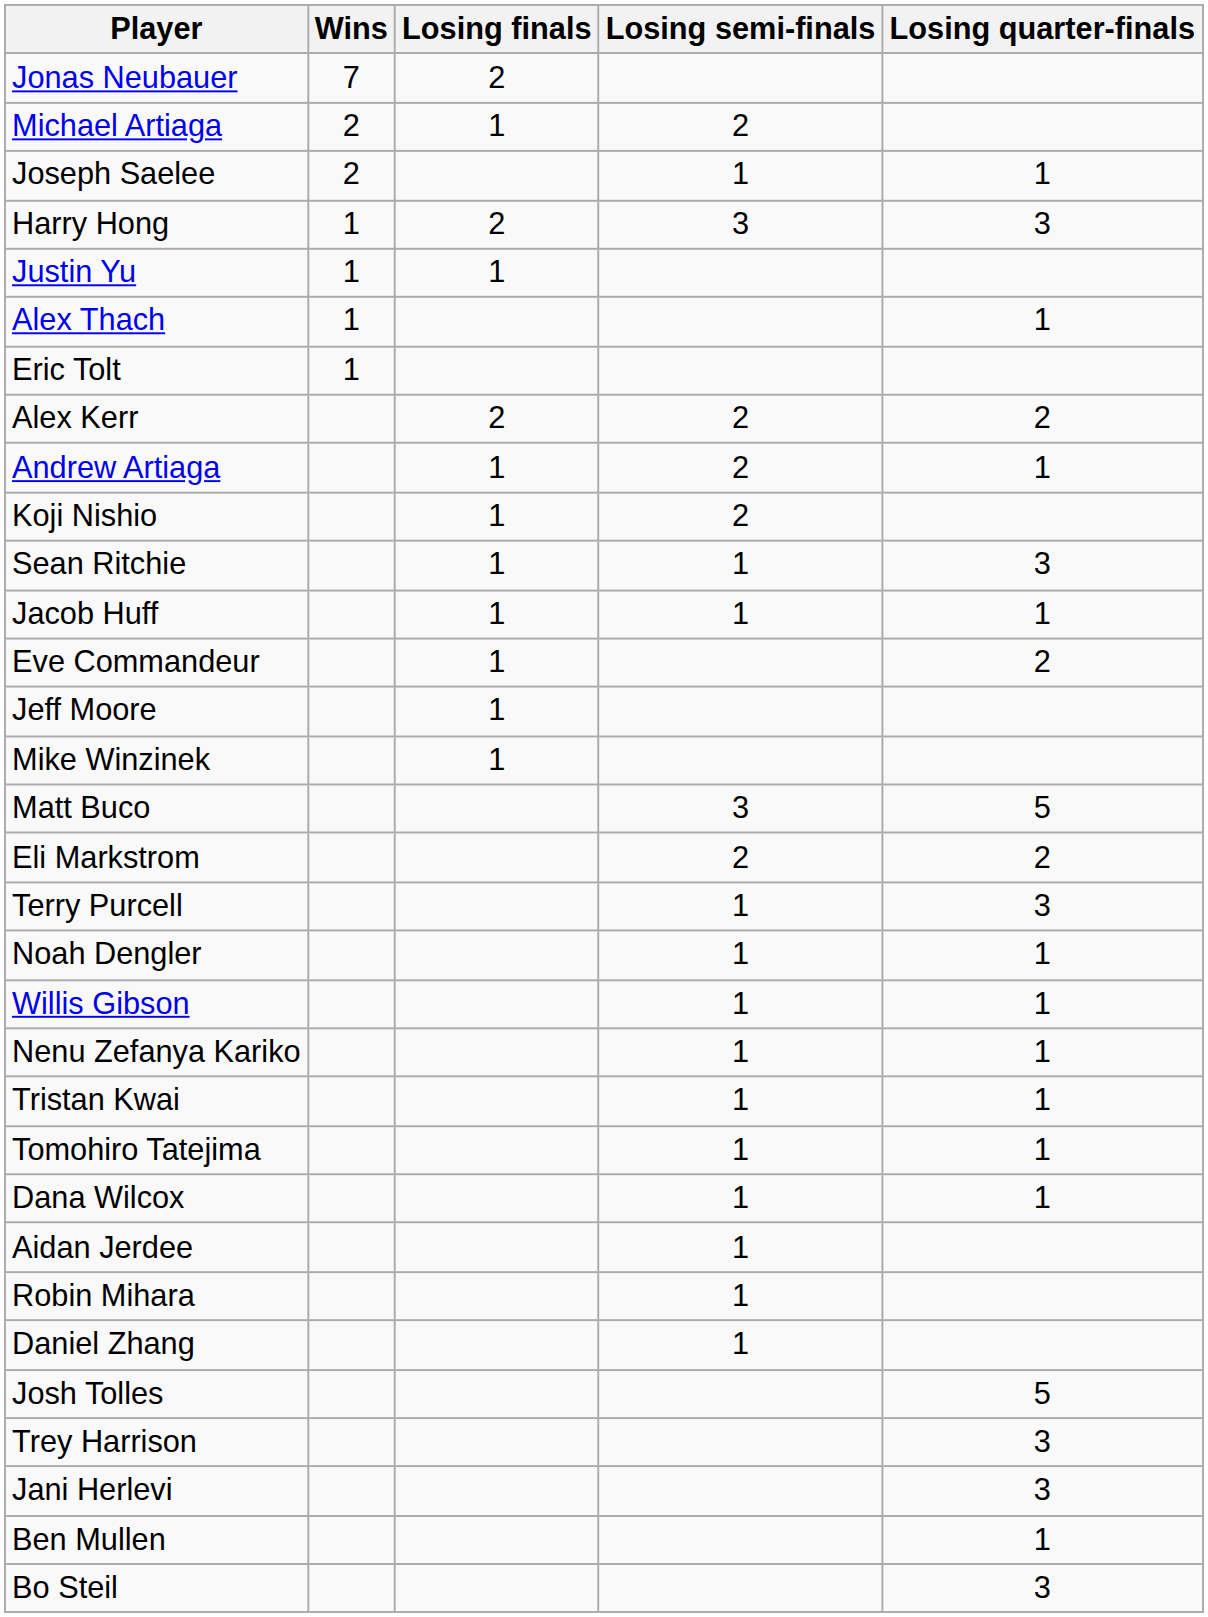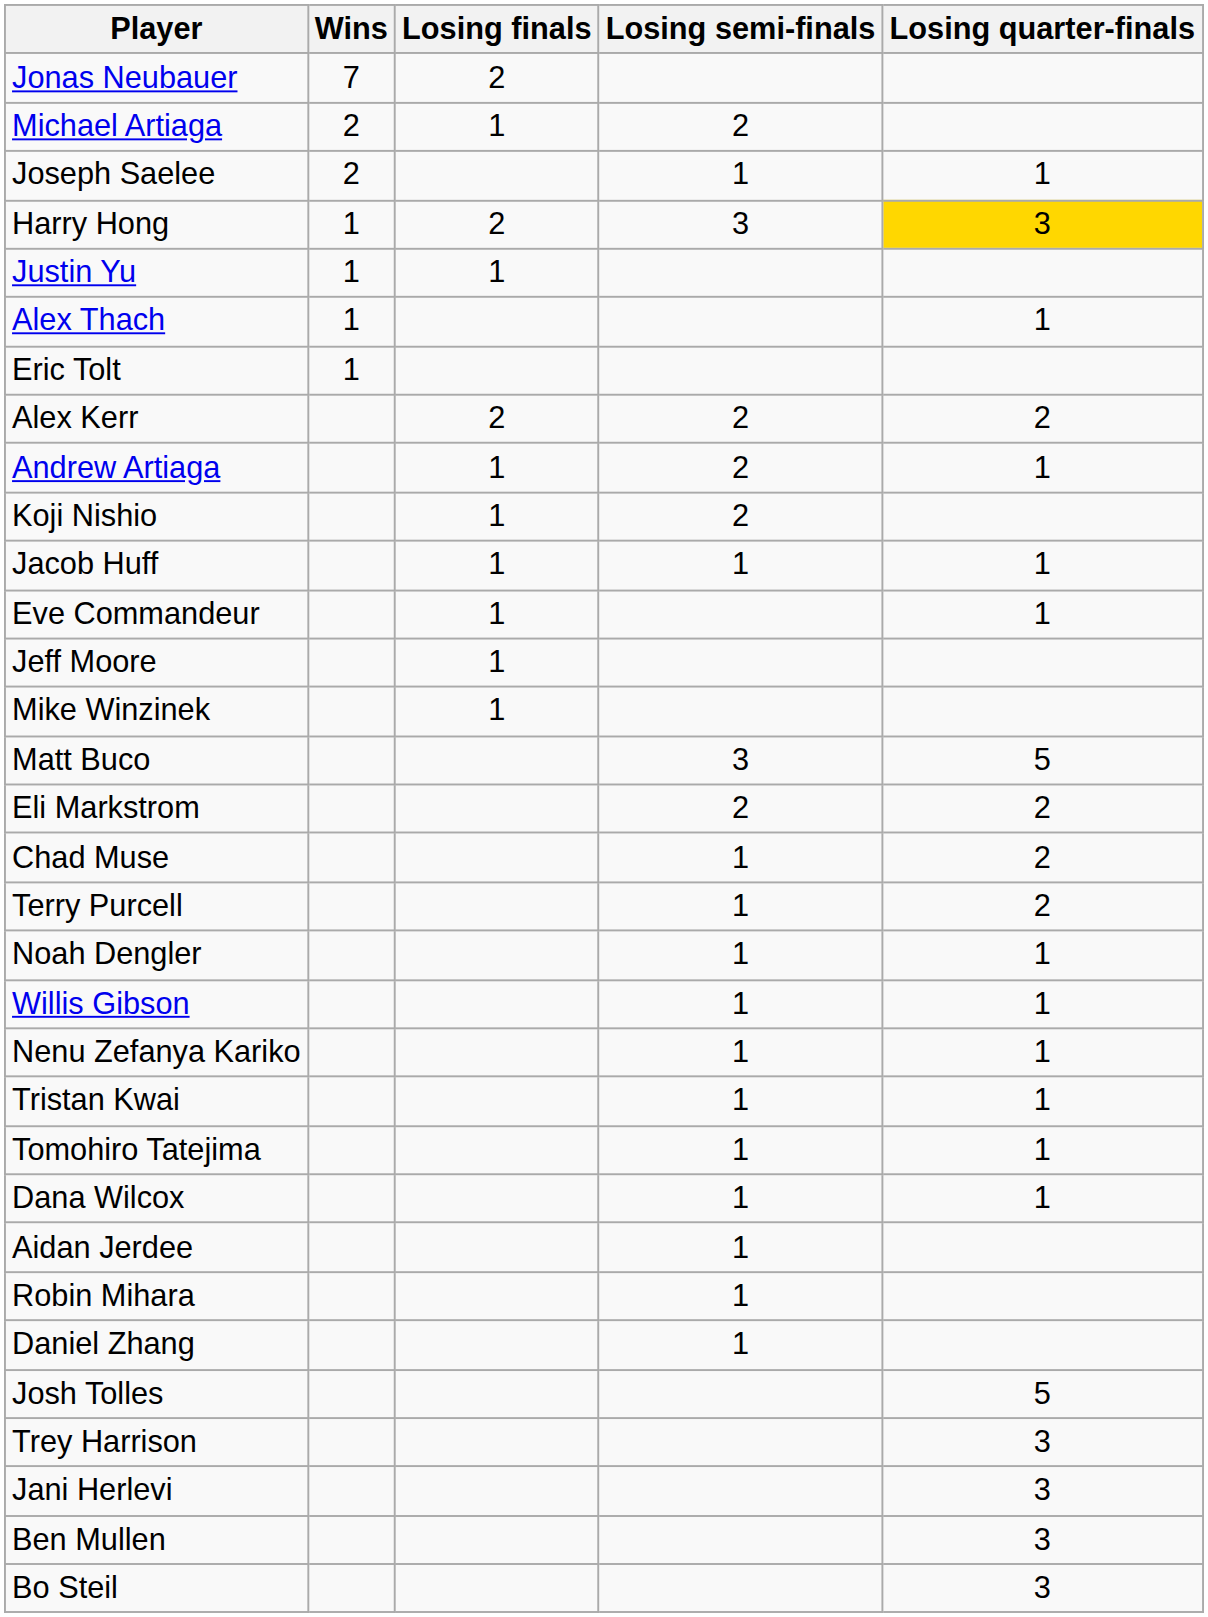(1042, 223) no background -> (1042, 223) gold background
- row: (99, 564)
(1042, 662) 2 -> (1042, 613) 1
+ row: (91, 857)
(1042, 905) 3 -> (1042, 905) 2
(1042, 1539) 1 -> (1042, 1539) 3
